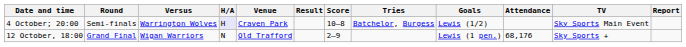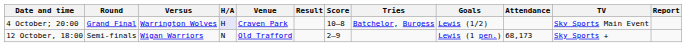(112, 23) Semi-finals -> (112, 23) Grand Final
(112, 36) Grand Final -> (112, 36) Semi-finals
(519, 36) 68,176 -> (519, 36) 68,173
